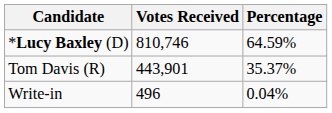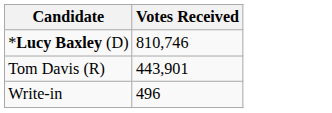- column: (284, 17)
